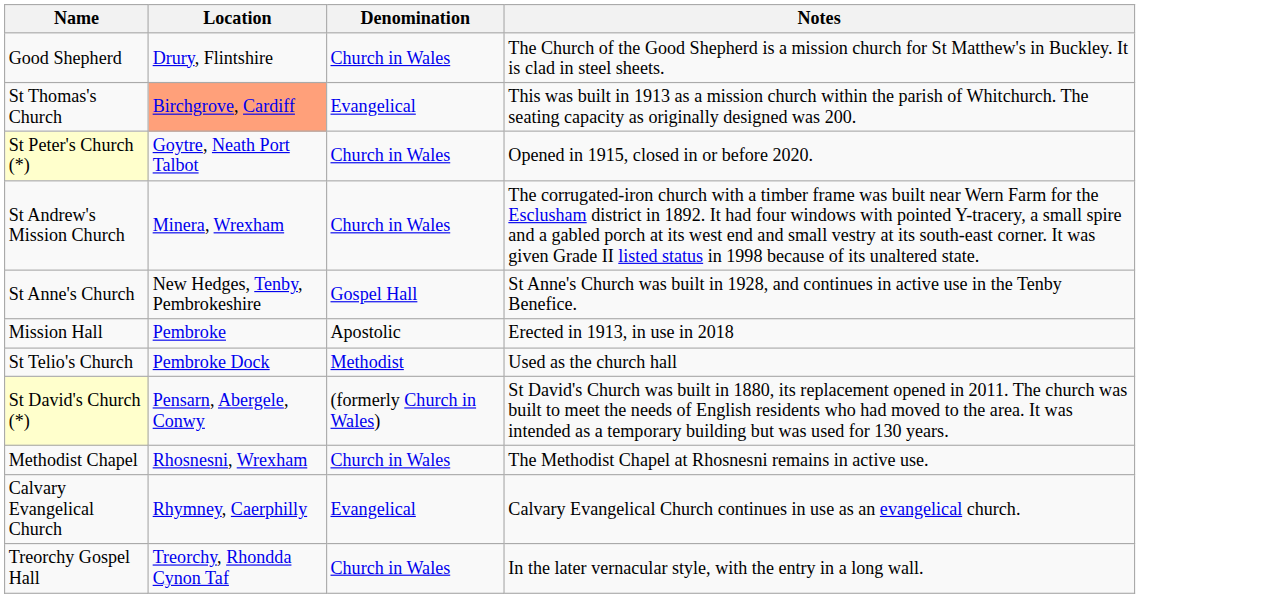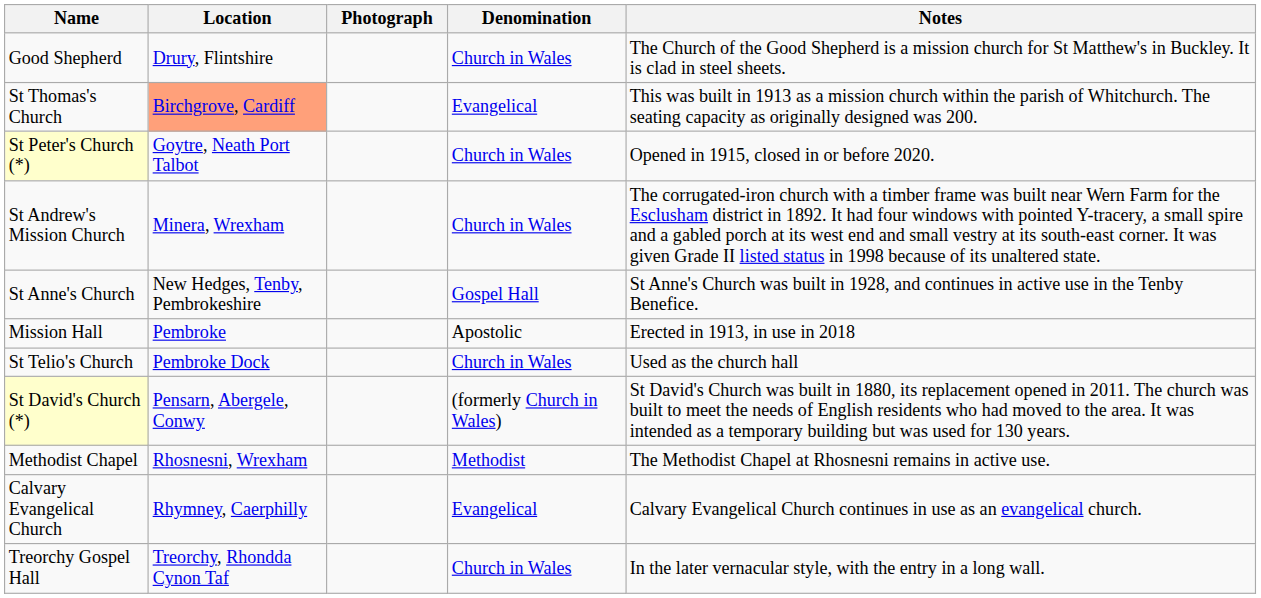+ column: (387, 18)
(367, 361) Methodist -> (512, 361) Church in Wales
(390, 459) Church in Wales -> (488, 459) Methodist
